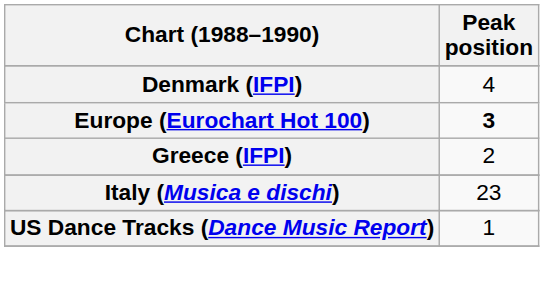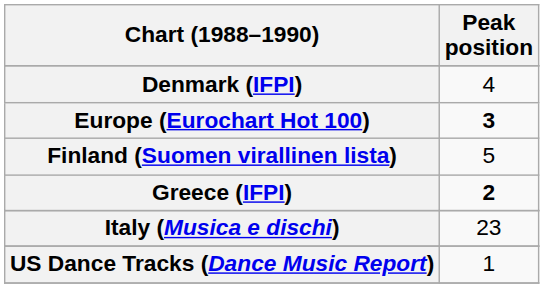+ row: (222, 156)
(489, 156) normal -> (489, 192) bold
